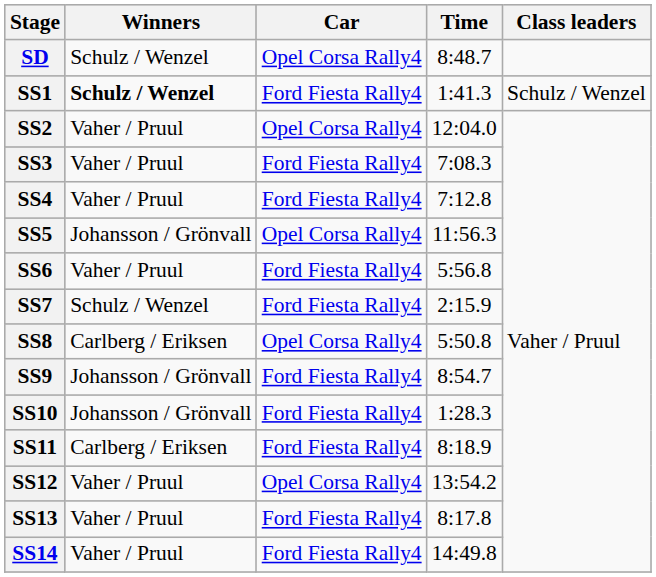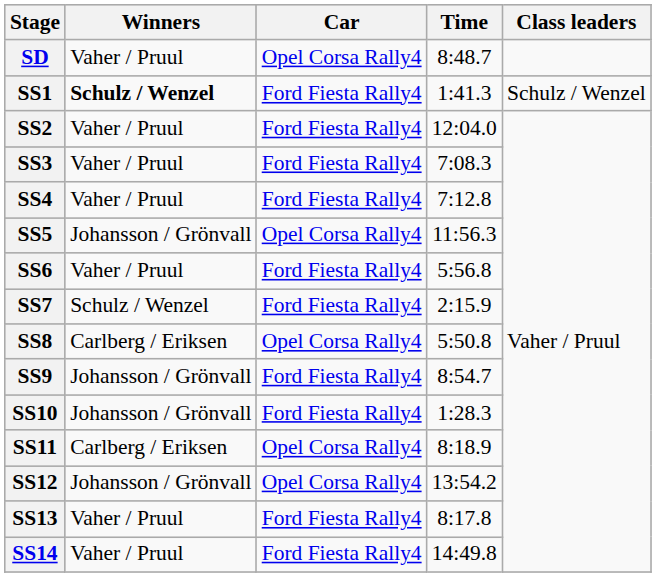(139, 57) Schulz / Wenzel -> (127, 57) Vaher / Pruul
(342, 128) Opel Corsa Rally4 -> (342, 128) Ford Fiesta Rally4
(342, 447) Ford Fiesta Rally4 -> (342, 447) Opel Corsa Rally4
(127, 482) Vaher / Pruul -> (161, 482) Johansson / Grönvall
